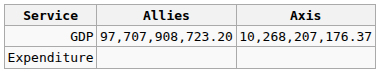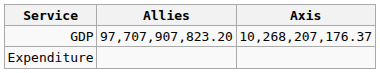(166, 36) 97,707,908,723.20 -> (166, 36) 97,707,907,823.20
